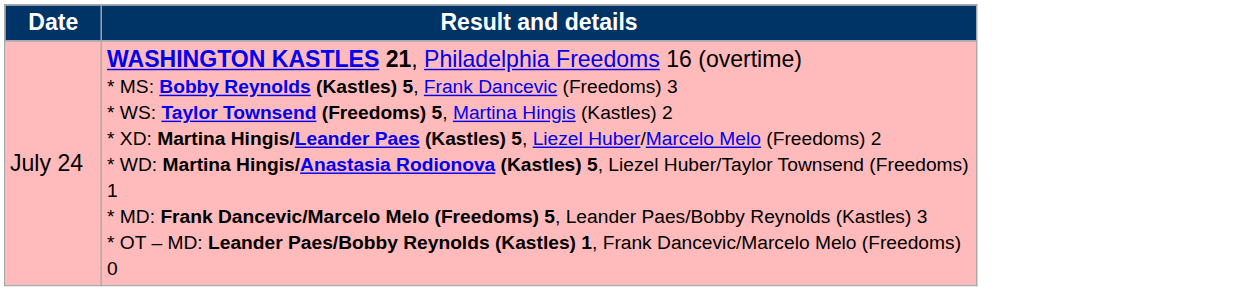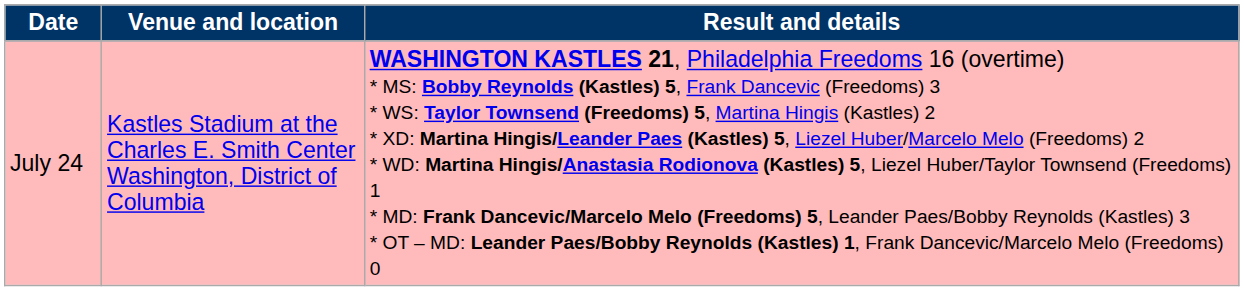+ column: (233, 22)
